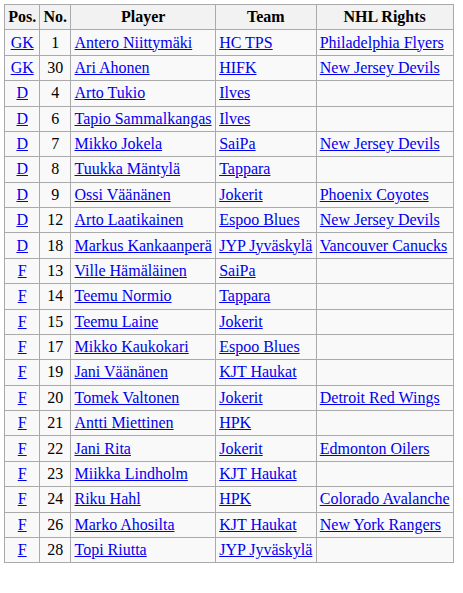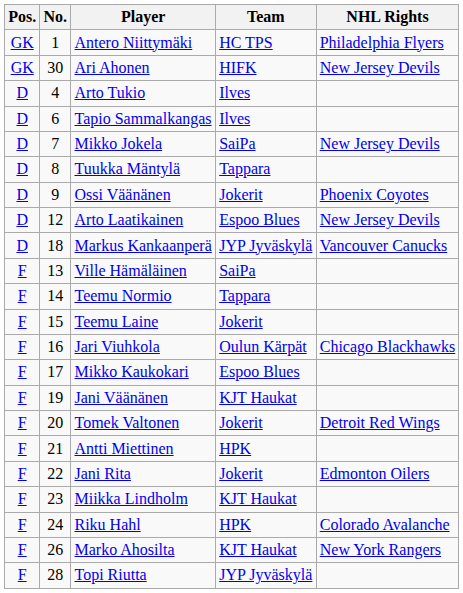+ row: (117, 347)
